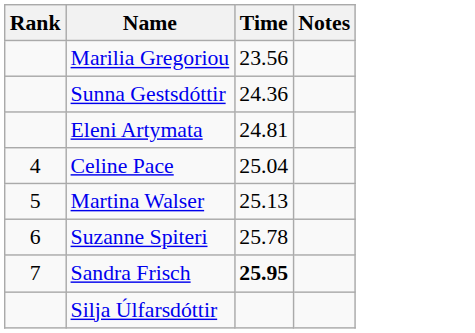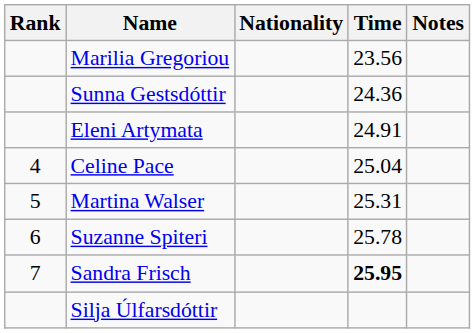+ column: (291, 22)
(264, 130) 24.81 -> (378, 130) 24.91
(264, 201) 25.13 -> (378, 201) 25.31
